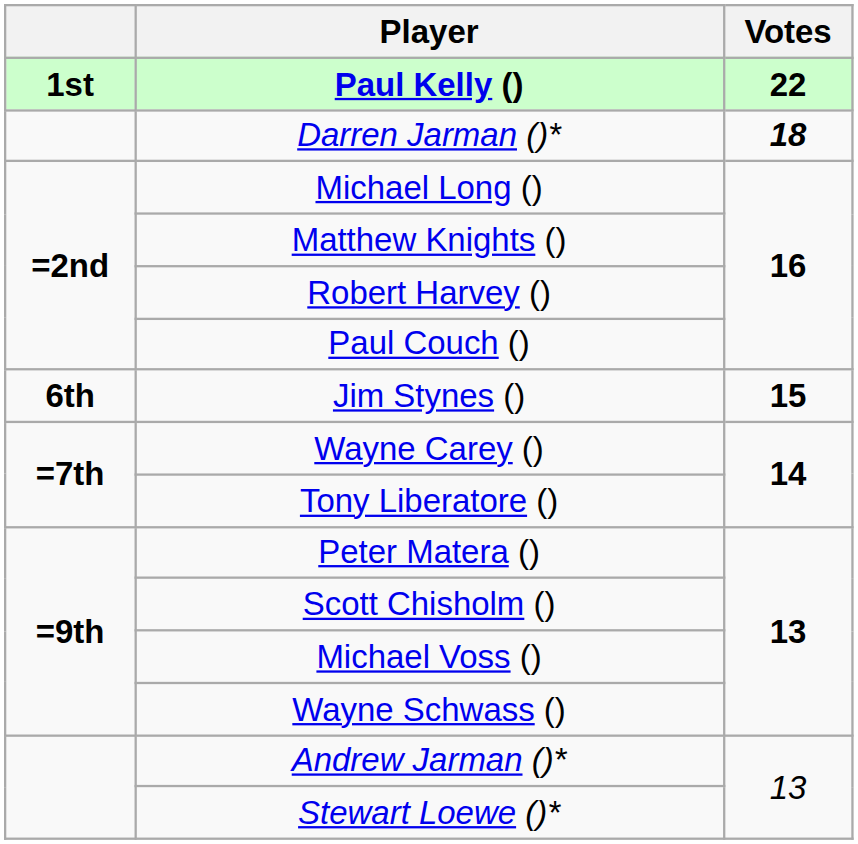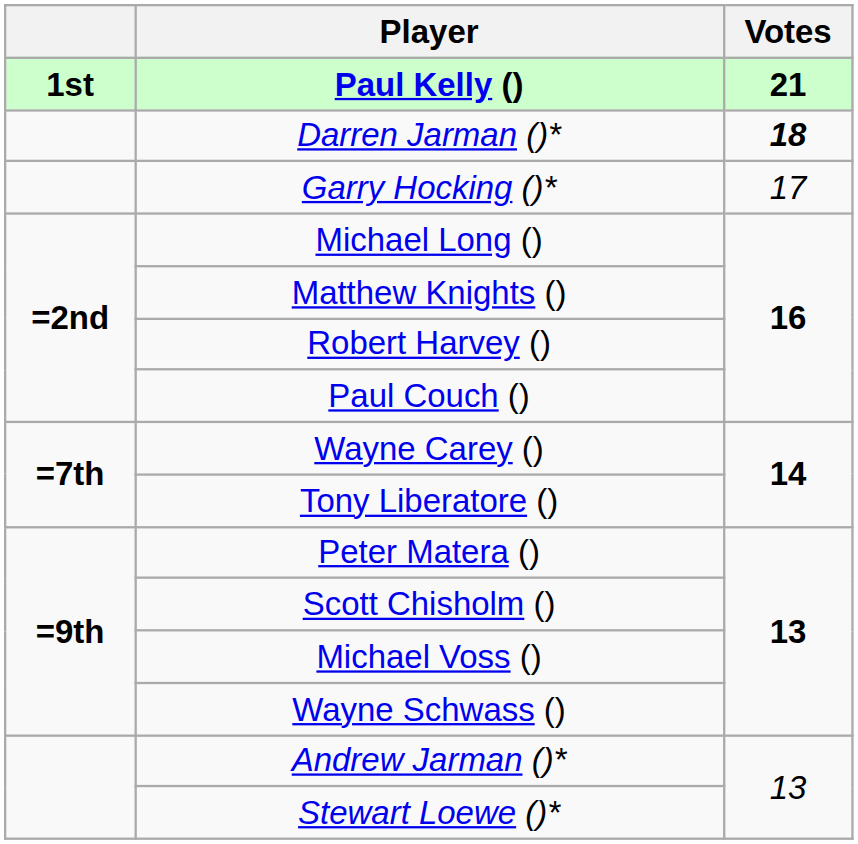(788, 84) 22 -> (788, 84) 21
+ row: (429, 188)
- row: (429, 396)
